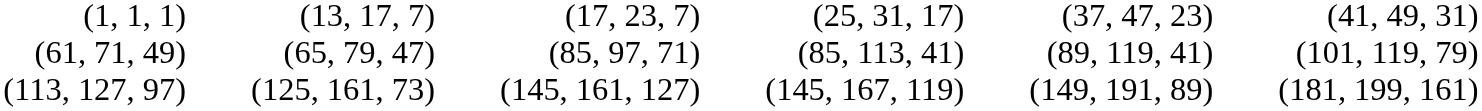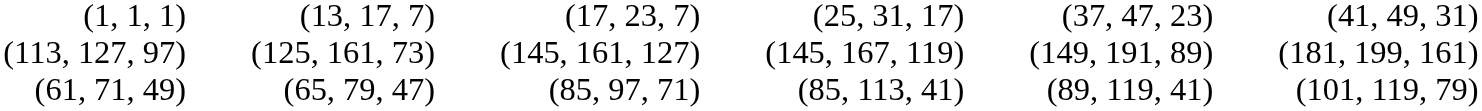rows swapped: (110, 52) <-> (95, 88)
